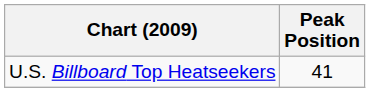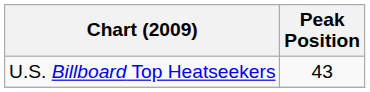(322, 71) 41 -> (322, 71) 43
